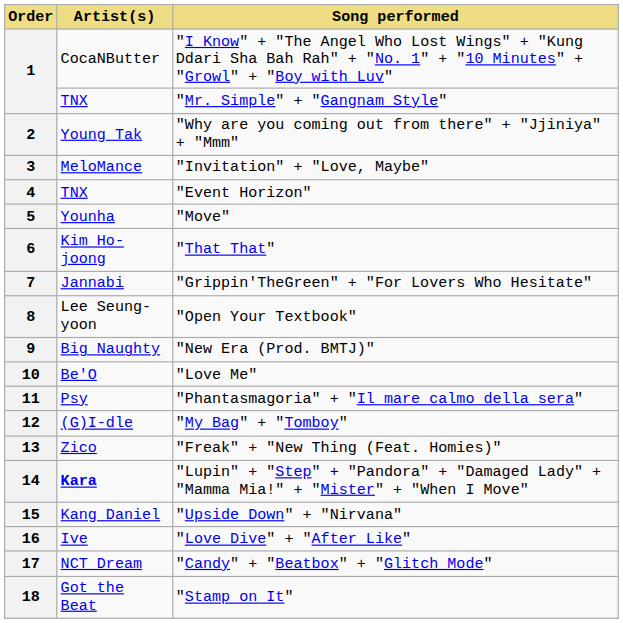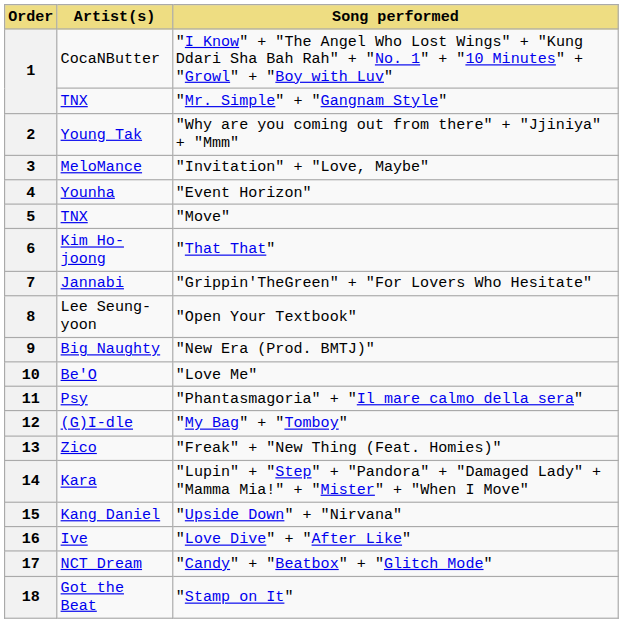(74, 192) TNX -> (88, 192) Younha
(88, 217) Younha -> (74, 217) TNX
(79, 481) bold -> (79, 481) normal
